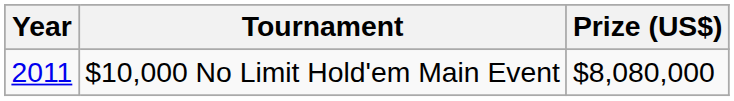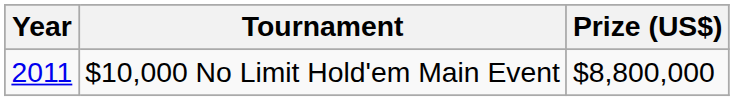(644, 71) $8,080,000 -> (644, 71) $8,800,000
